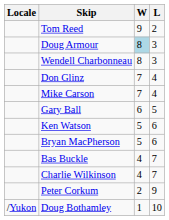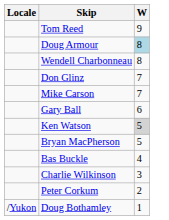- column: (157, 12)
(139, 126) no background -> (139, 126) lightgrey background
(139, 175) 4 -> (139, 175) 3
